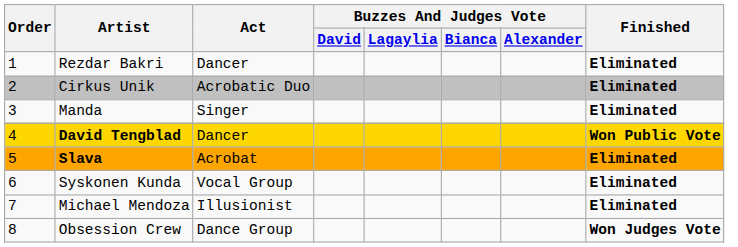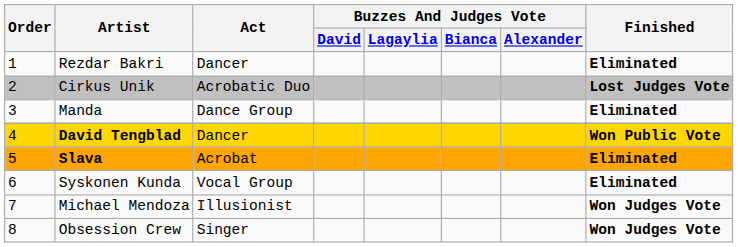(633, 88) Eliminated -> (659, 88) Lost Judges Vote
(223, 111) Singer -> (245, 111) Dance Group
(633, 206) Eliminated -> (655, 206) Won Judges Vote
(245, 230) Dance Group -> (223, 230) Singer
